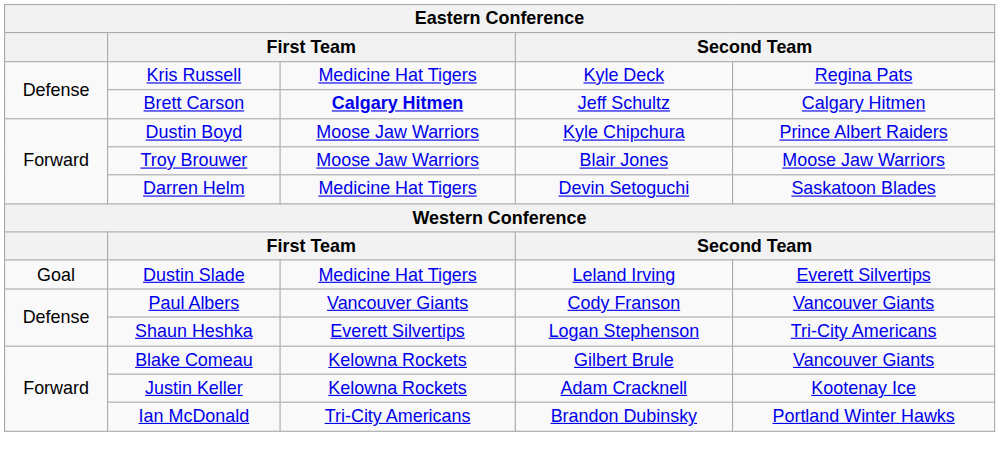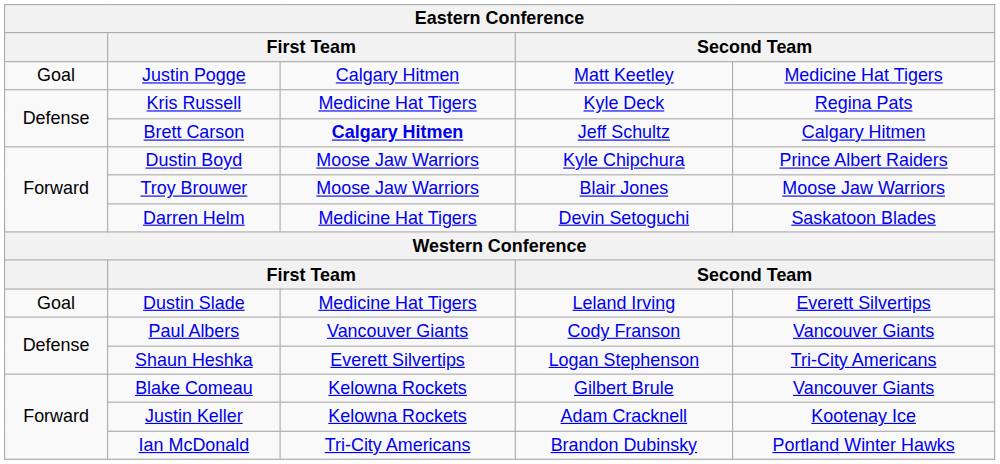+ row: (194, 75)
